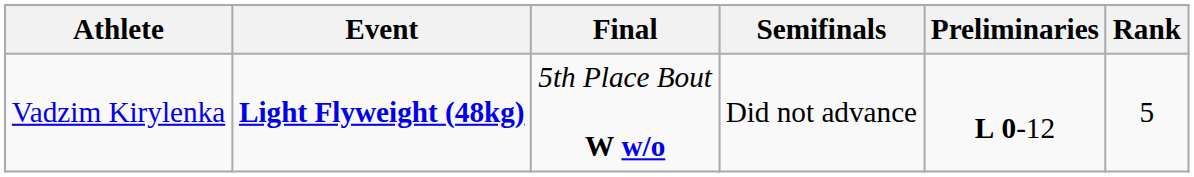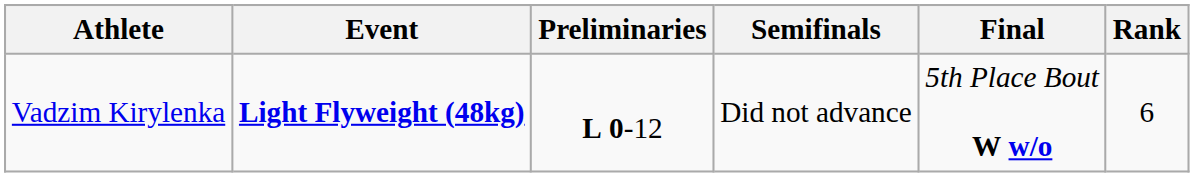columns swapped: (1015, 28) <-> (625, 28)
(1147, 111) 5 -> (1147, 111) 6
